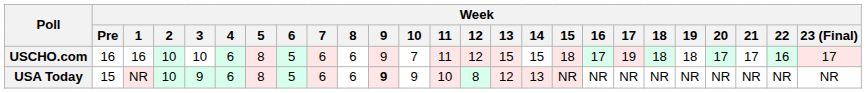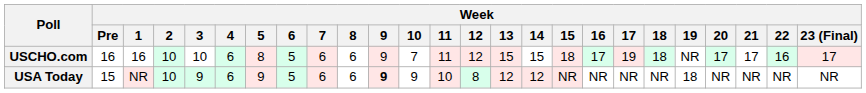(690, 56) 18 -> (690, 56) NR
(261, 77) 8 -> (261, 77) 9
(537, 77) 13 -> (537, 77) 12
(690, 77) NR -> (690, 77) 18
